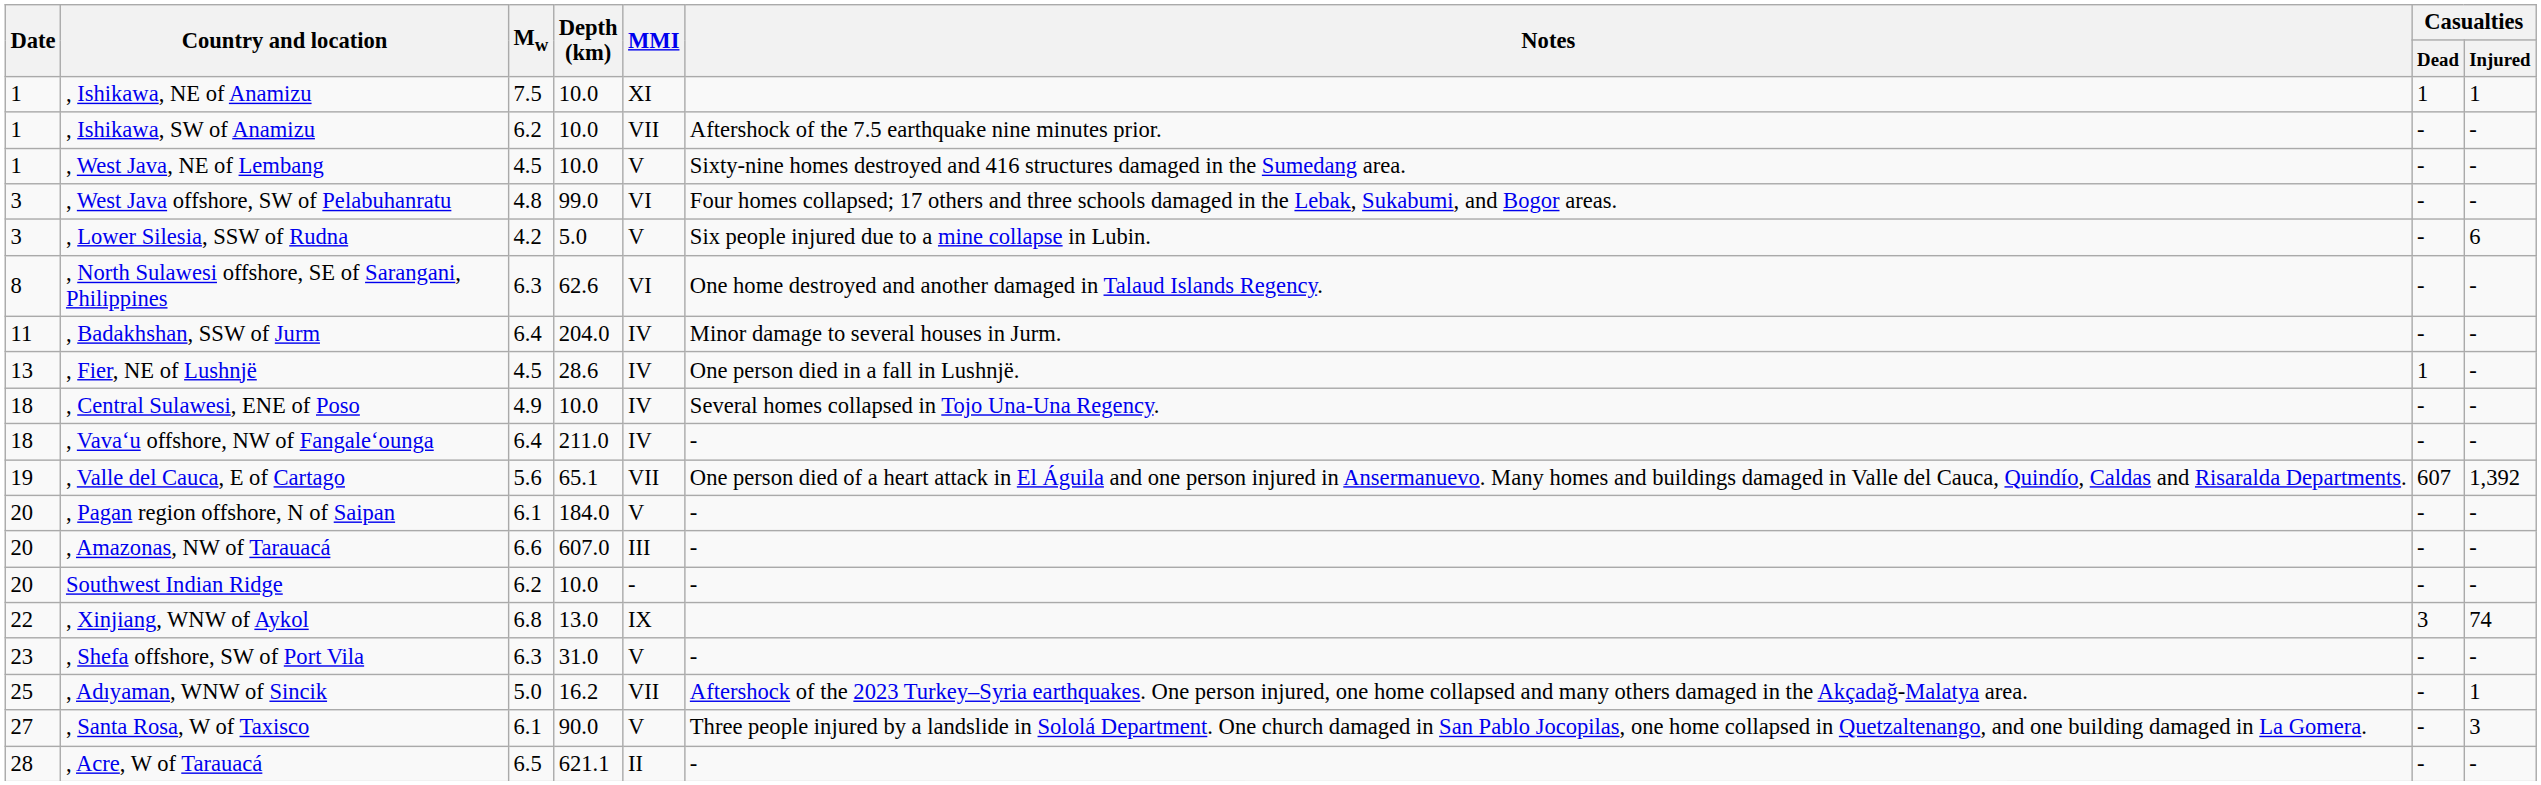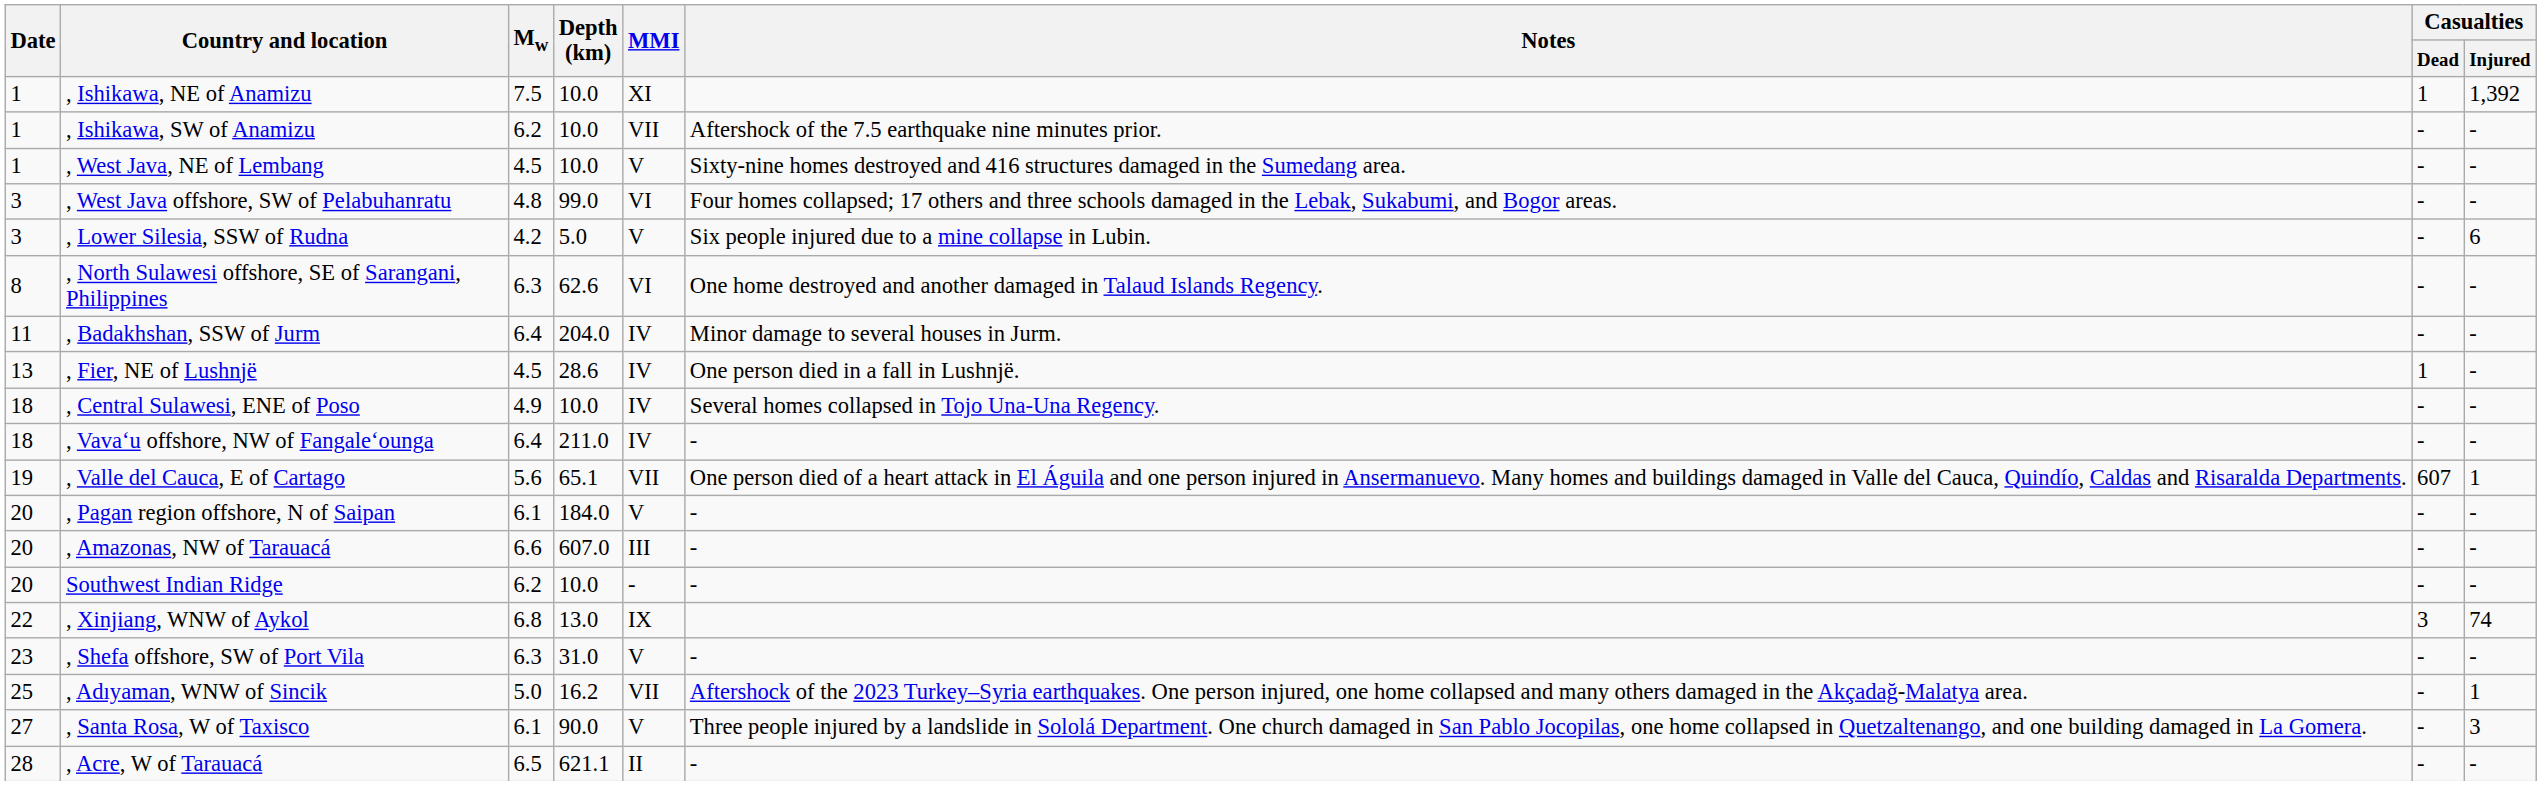(2475, 93) 1 -> (2495, 93) 1,392
(2495, 477) 1,392 -> (2475, 477) 1
